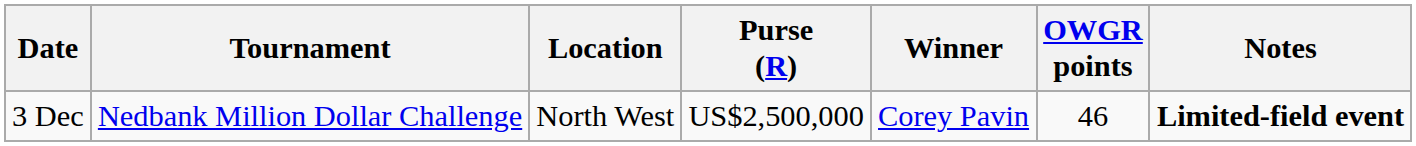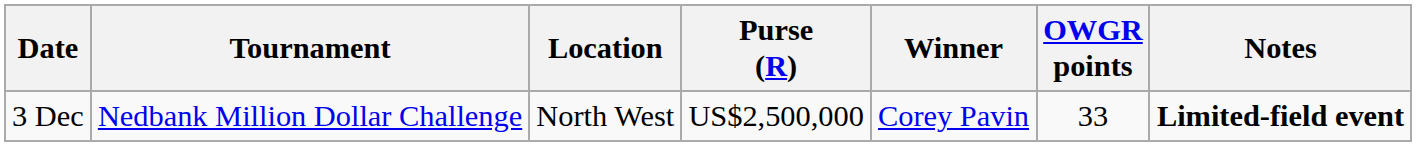(1093, 115) 46 -> (1093, 115) 33
